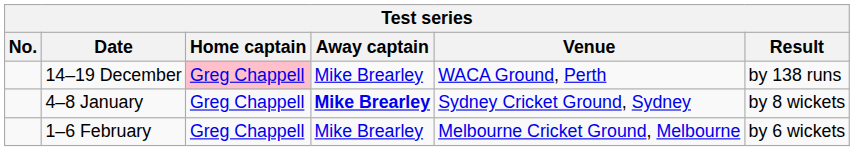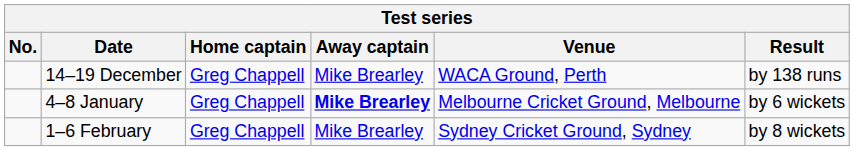(247, 74) pink background -> (247, 74) no background
(565, 103) Sydney Cricket Ground, Sydney -> (589, 103) Melbourne Cricket Ground, Melbourne
(797, 103) by 8 wickets -> (797, 103) by 6 wickets
(589, 131) Melbourne Cricket Ground, Melbourne -> (565, 131) Sydney Cricket Ground, Sydney
(797, 131) by 6 wickets -> (797, 131) by 8 wickets
